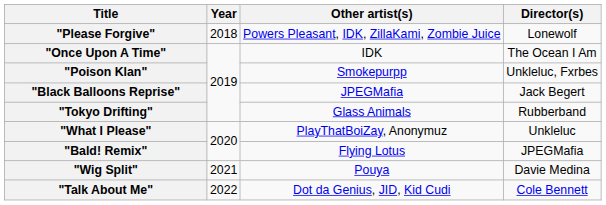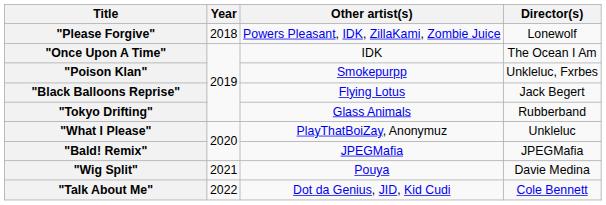(372, 92) JPEGMafia -> (372, 92) Flying Lotus
(372, 151) Flying Lotus -> (372, 151) JPEGMafia
